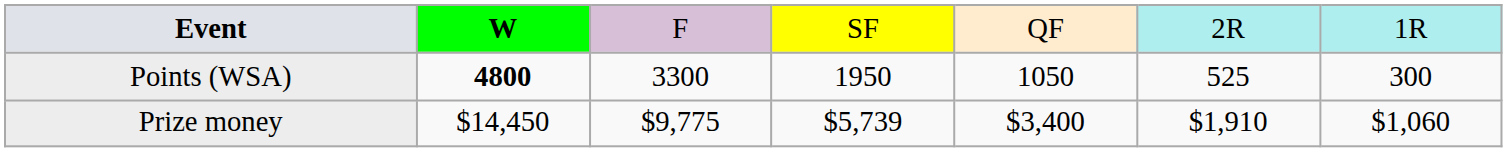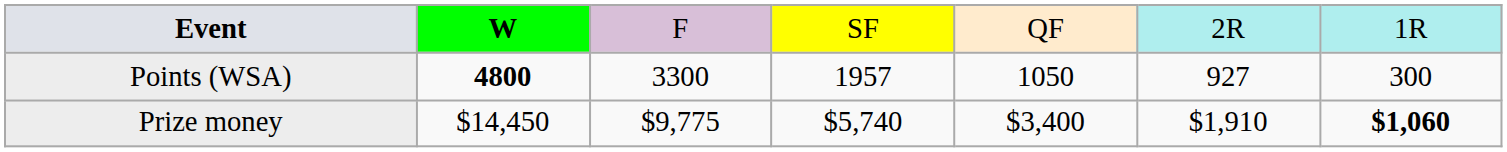(863, 75) 1950 -> (863, 75) 1957
(1228, 75) 525 -> (1228, 75) 927
(863, 123) $5,739 -> (863, 123) $5,740
(1411, 123) normal -> (1411, 123) bold
